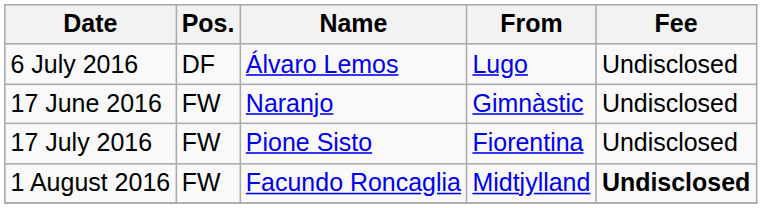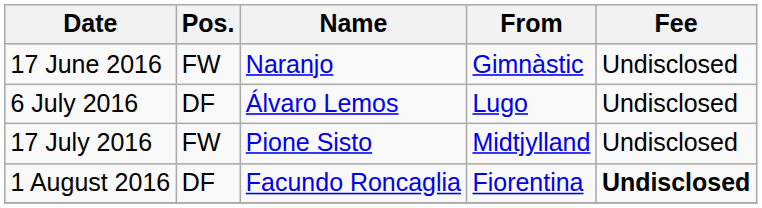rows swapped: (86, 103) <-> (74, 63)
(528, 143) Fiorentina -> (531, 143) Midtjylland
(201, 182) FW -> (198, 182) DF
(531, 182) Midtjylland -> (528, 182) Fiorentina
